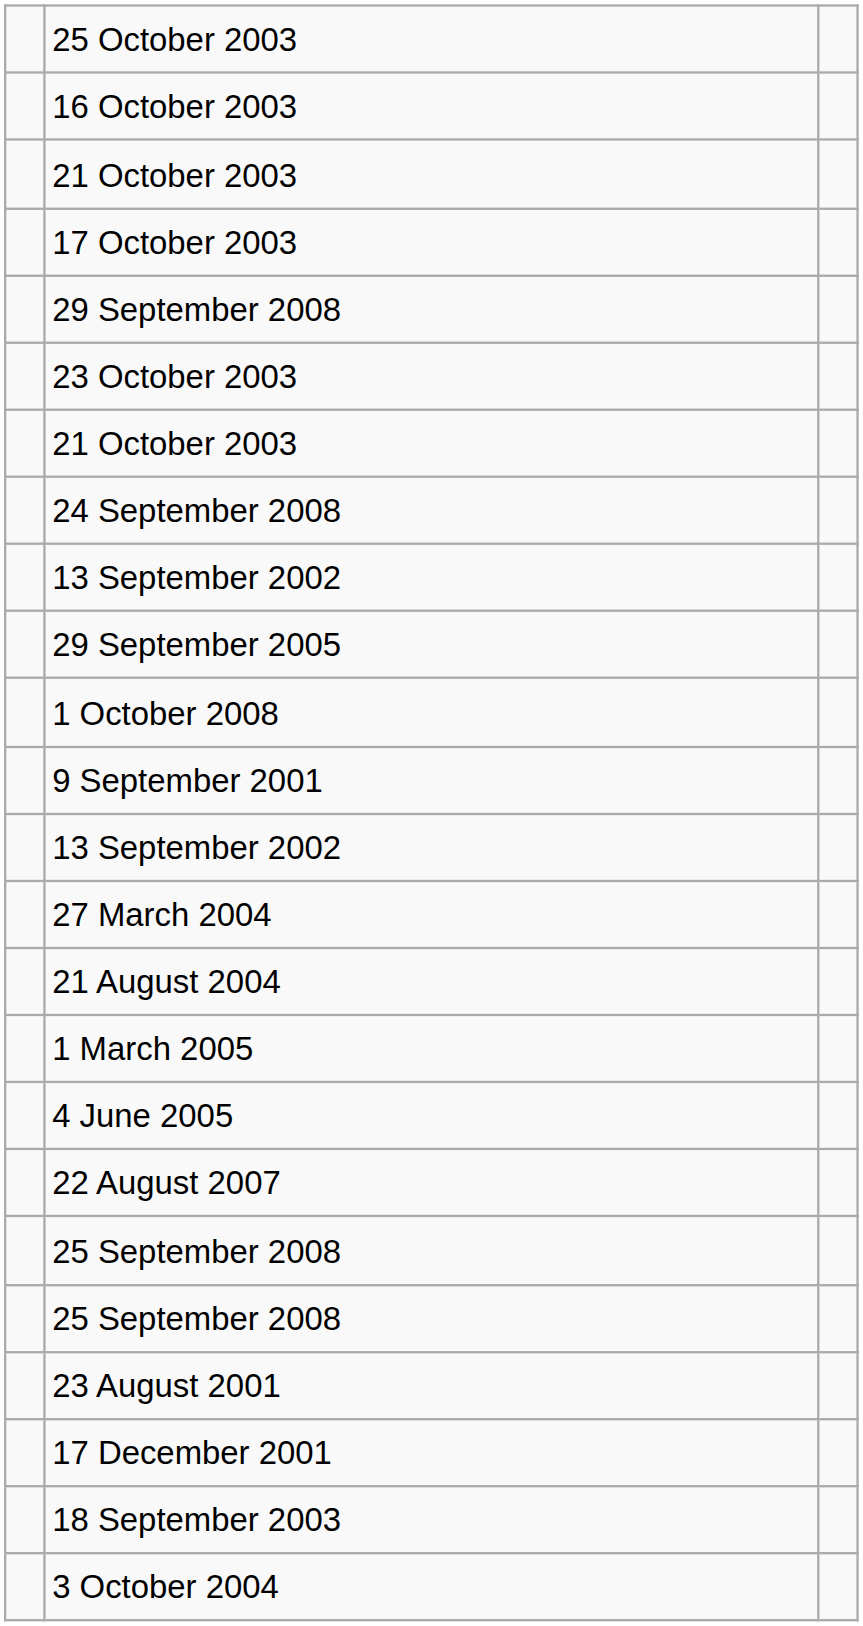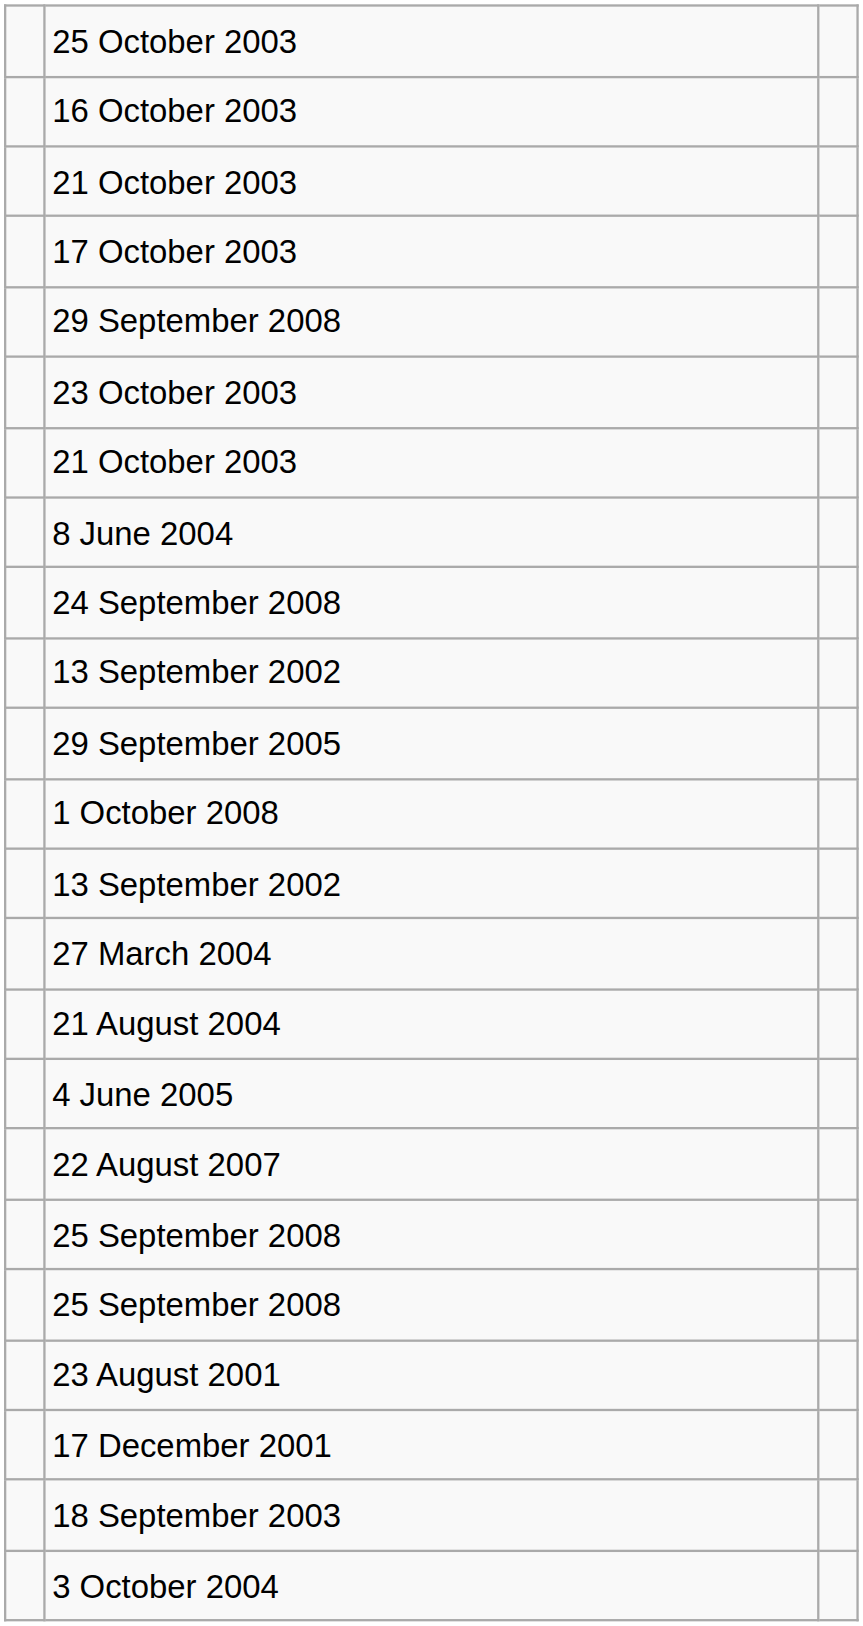+ row: (25, 533)
- row: (25, 780)
- row: (25, 1049)
